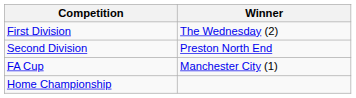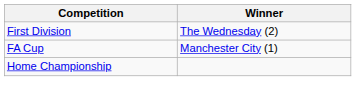- row: (47, 48)
